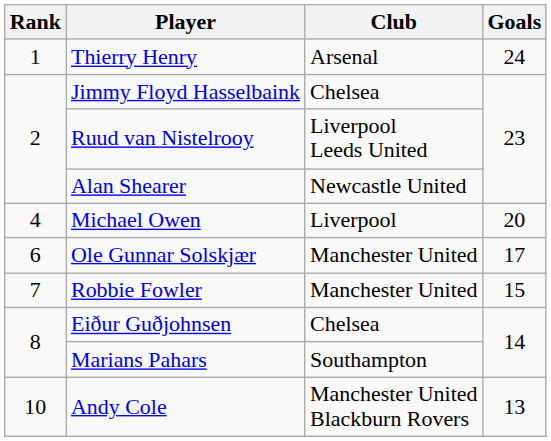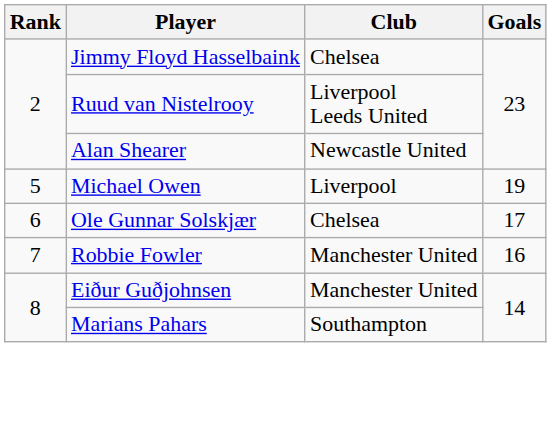- row: (134, 56)
(35, 220) 4 -> (35, 185) 5
(514, 220) 20 -> (514, 185) 19
(394, 255) Manchester United -> (345, 220) Chelsea
(514, 289) 15 -> (514, 255) 16
(345, 324) Chelsea -> (394, 289) Manchester United
- row: (119, 406)
